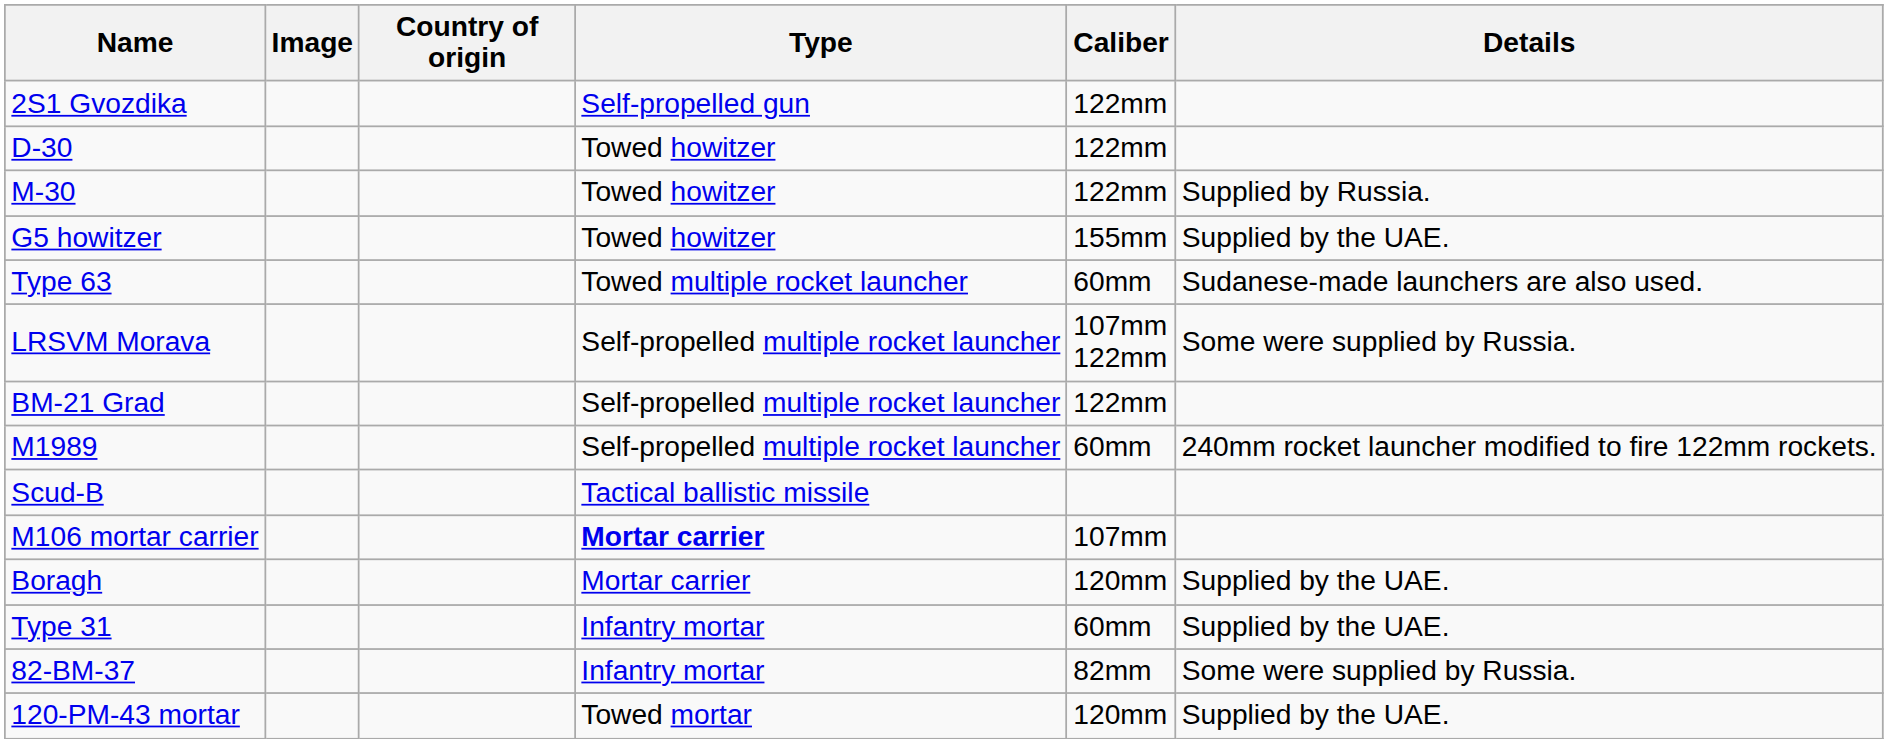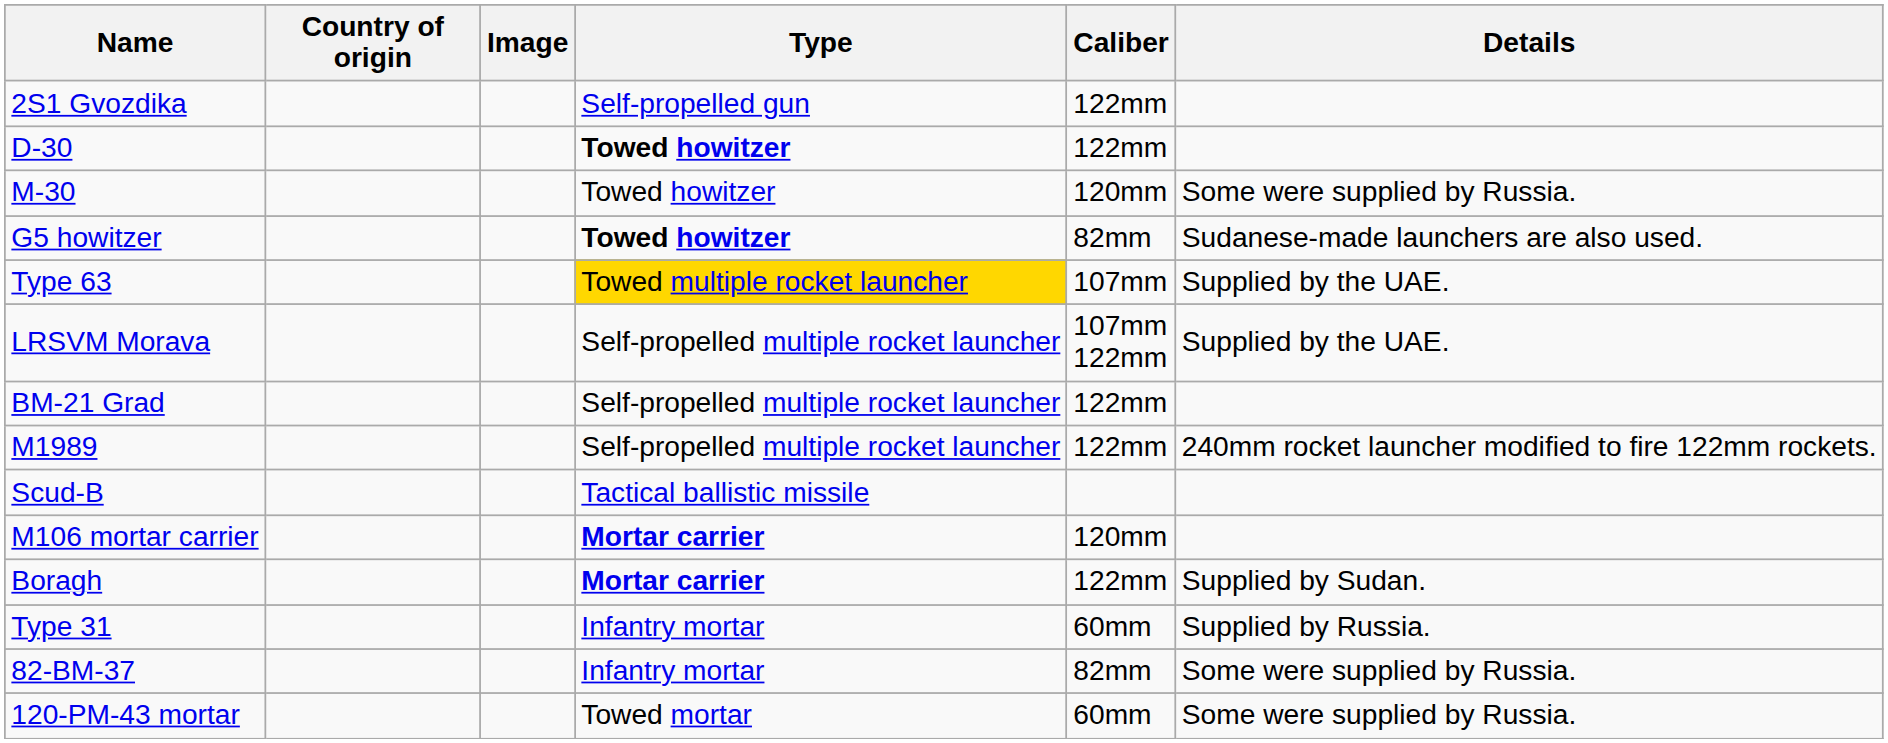columns swapped: (312, 42) <-> (467, 42)
(678, 147) normal -> (686, 147) bold
(1120, 192) 122mm -> (1120, 192) 120mm
(1306, 192) Supplied by Russia. -> (1379, 192) Some were supplied by Russia.
(678, 237) normal -> (686, 237) bold
(1120, 237) 155mm -> (1112, 237) 82mm
(1316, 237) Supplied by the UAE. -> (1442, 237) Sudanese-made launchers are also used.
(775, 281) no background -> (775, 281) gold background
(1112, 281) 60mm -> (1120, 281) 107mm
(1442, 281) Sudanese-made launchers are also used. -> (1316, 281) Supplied by the UAE.
(1379, 342) Some were supplied by Russia. -> (1316, 342) Supplied by the UAE.
(1112, 447) 60mm -> (1120, 447) 122mm
(1120, 536) 107mm -> (1120, 536) 120mm
(666, 581) normal -> (673, 581) bold
(1120, 581) 120mm -> (1120, 581) 122mm
(1316, 581) Supplied by the UAE. -> (1304, 581) Supplied by Sudan.
(1316, 626) Supplied by the UAE. -> (1306, 626) Supplied by Russia.
(1120, 715) 120mm -> (1112, 715) 60mm
(1316, 715) Supplied by the UAE. -> (1379, 715) Some were supplied by Russia.
